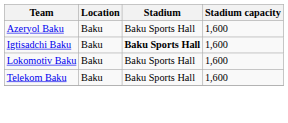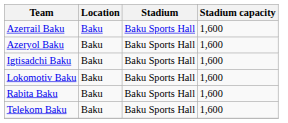+ row: (36, 28)
(162, 45) bold -> (160, 61) normal
+ row: (32, 93)
